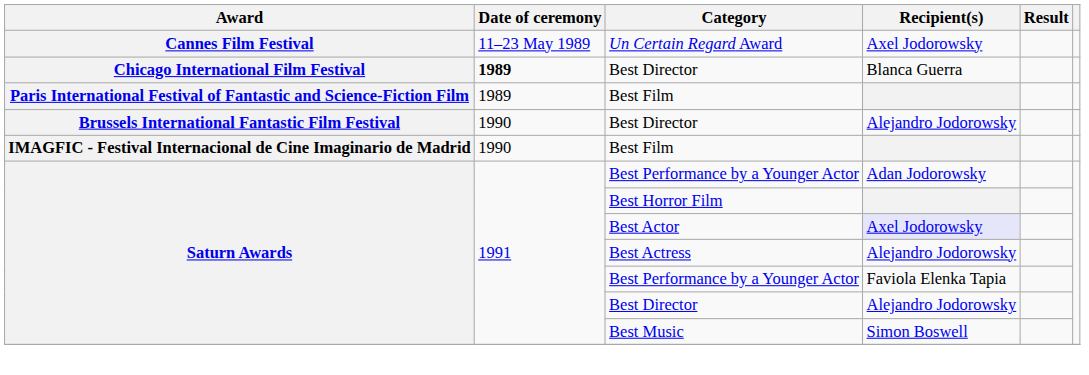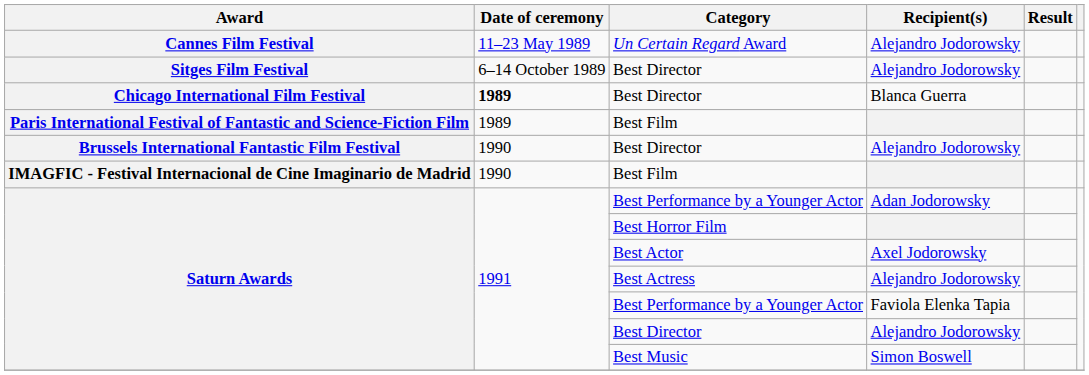(924, 43) Axel Jodorowsky -> (945, 43) Alejandro Jodorowsky
+ row: (239, 69)
(924, 226) lavender background -> (928, 252) no background
